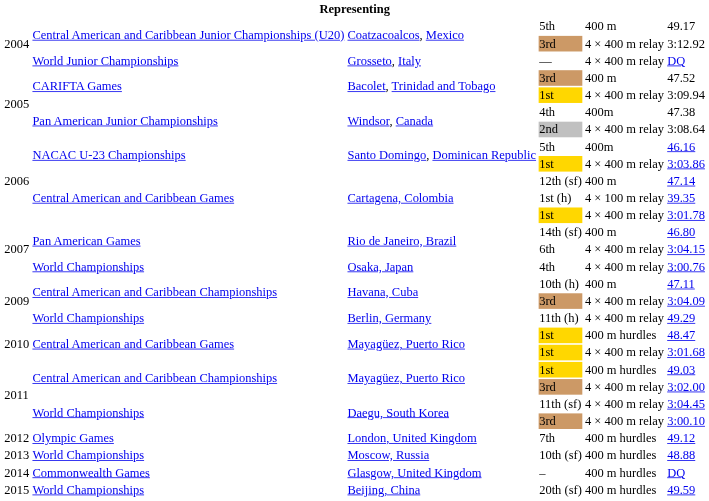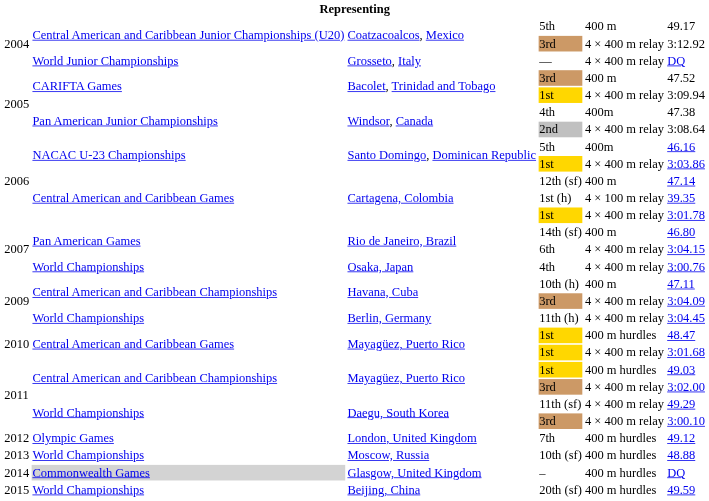(681, 318) 49.29 -> (686, 318) 3:04.45
(686, 404) 3:04.45 -> (681, 404) 49.29
(91, 472) no background -> (91, 472) lightgrey background
